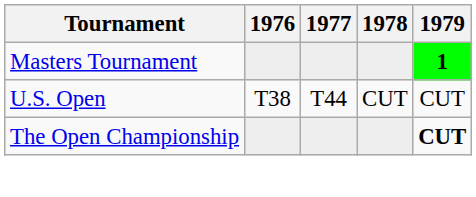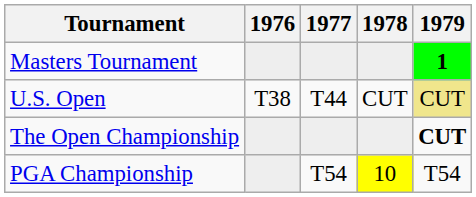(442, 98) no background -> (442, 98) khaki background
+ row: (102, 173)
